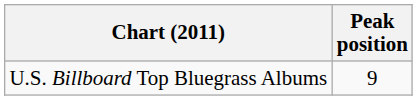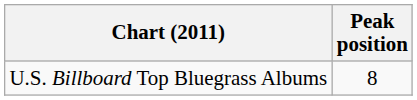(372, 77) 9 -> (372, 77) 8
